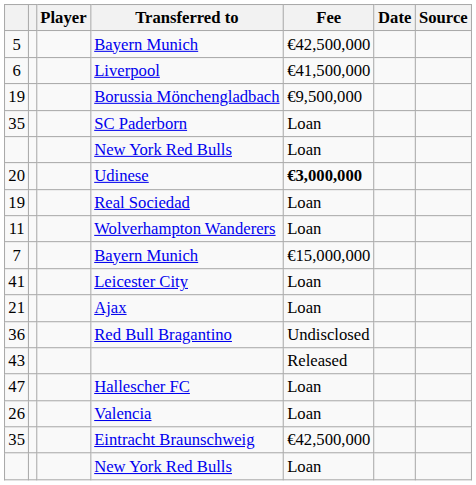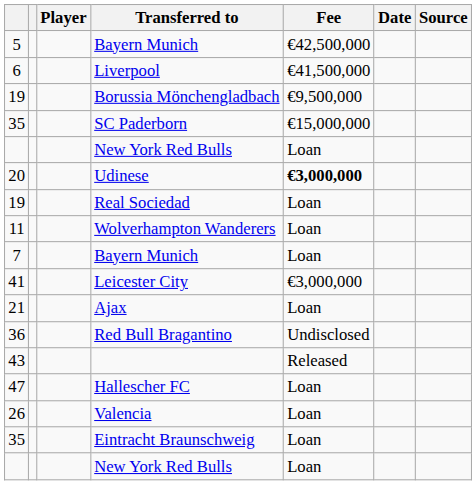(304, 123) Loan -> (329, 123) €15,000,000
(329, 255) €15,000,000 -> (304, 255) Loan
(304, 281) Loan -> (325, 281) €3,000,000
(329, 439) €42,500,000 -> (304, 439) Loan
